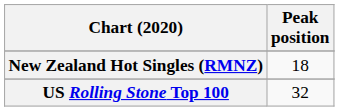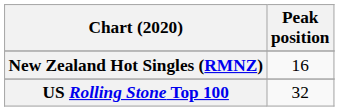(300, 65) 18 -> (300, 65) 16
